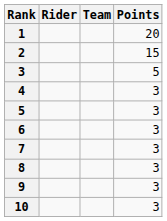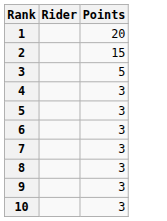- column: (97, 14)
